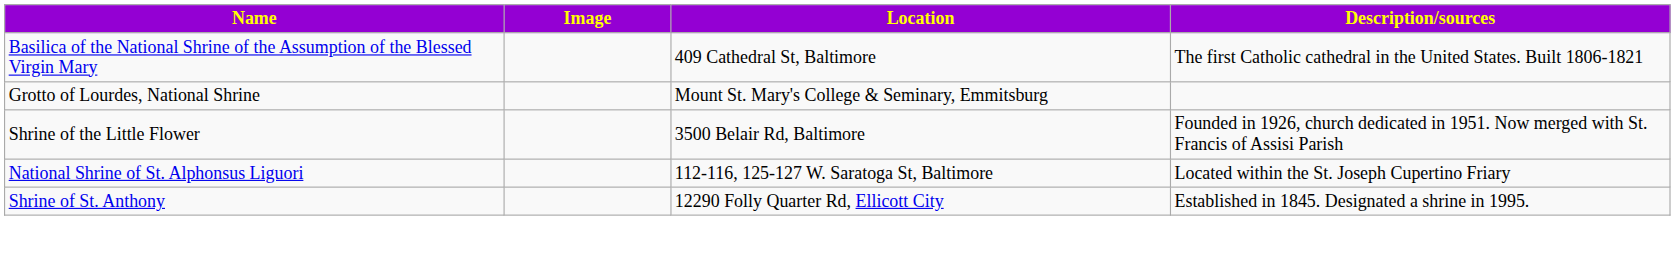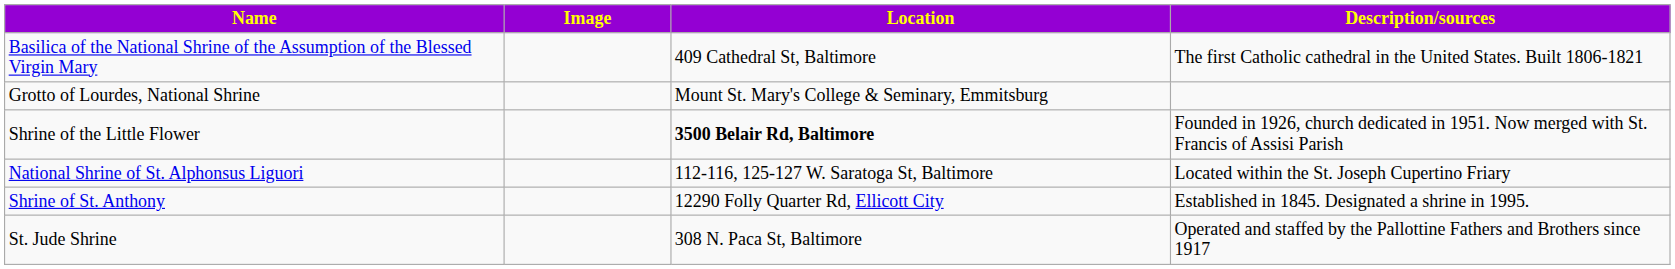(770, 134) normal -> (775, 134) bold
+ row: (63, 239)
